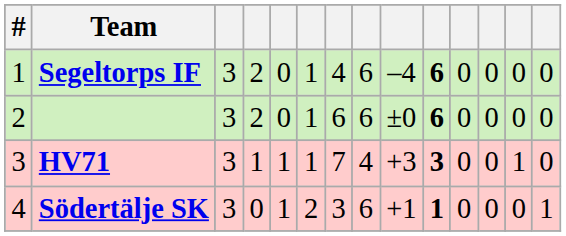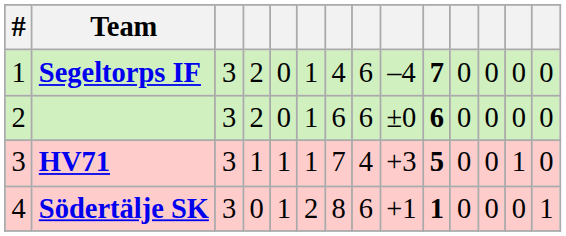(437, 72) 6 -> (437, 72) 7
(437, 162) 3 -> (437, 162) 5
(339, 207) 3 -> (339, 207) 8
